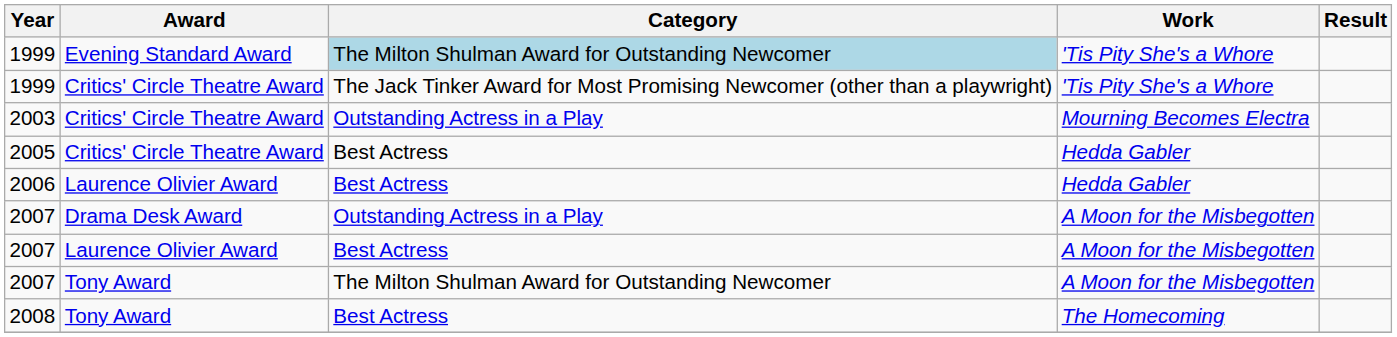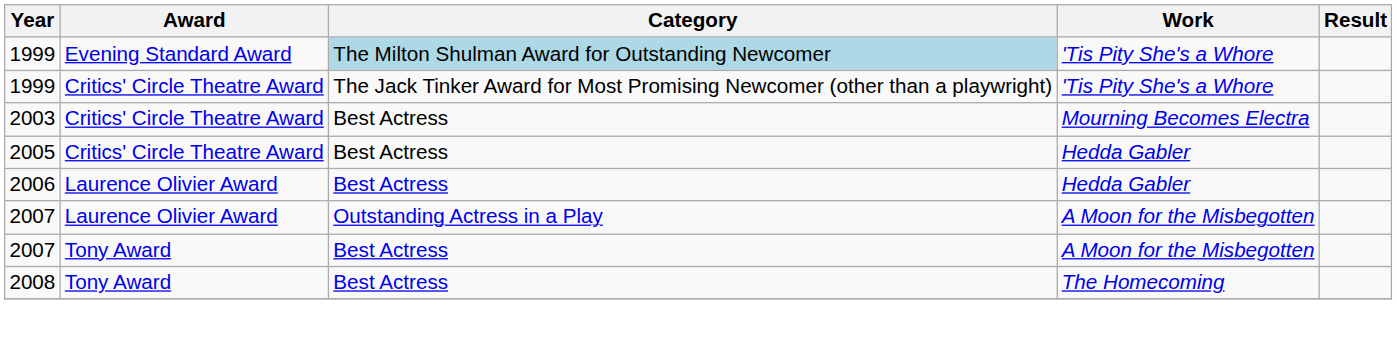(468, 119) Outstanding Actress in a Play -> (391, 119) Best Actress
- row: (32, 217)
(391, 250) Best Actress -> (468, 217) Outstanding Actress in a Play
(582, 282) The Milton Shulman Award for Outstanding Newcomer -> (391, 250) Best Actress
